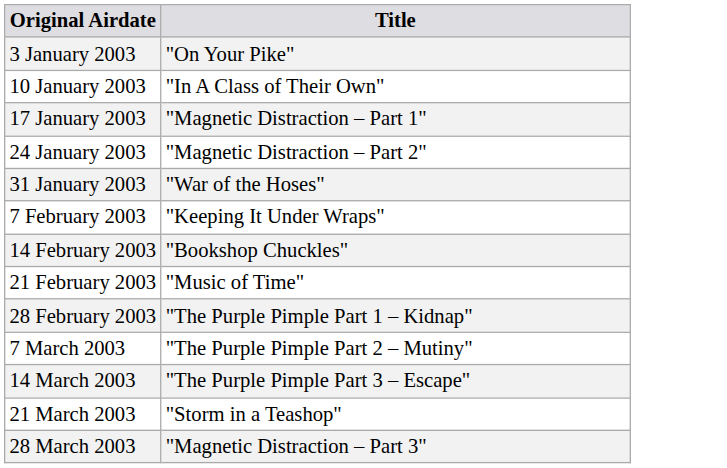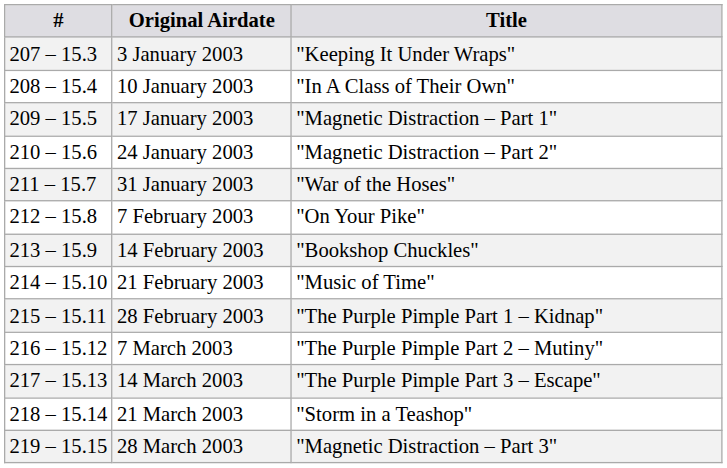+ column: (58, 20)
(230, 53) "On Your Pike" -> (406, 53) "Keeping It Under Wraps"
(275, 217) "Keeping It Under Wraps" -> (361, 217) "On Your Pike"
